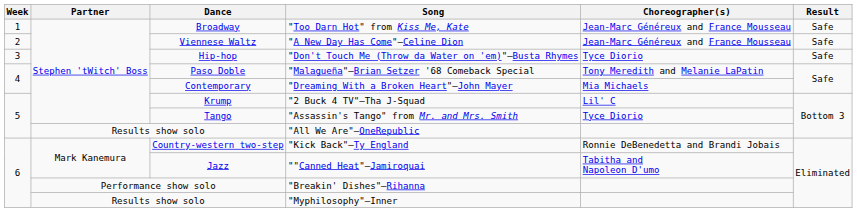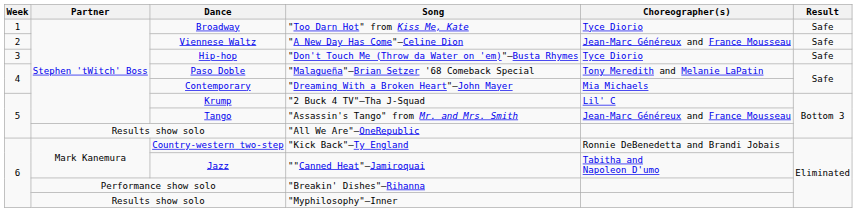(687, 27) Jean-Marc Généreux and France Mousseau -> (613, 27) Tyce Diorio
(613, 116) Tyce Diorio -> (687, 116) Jean-Marc Généreux and France Mousseau
